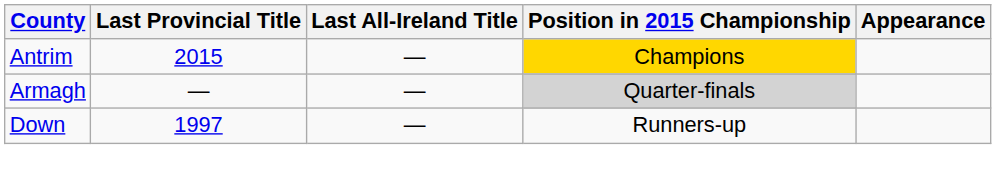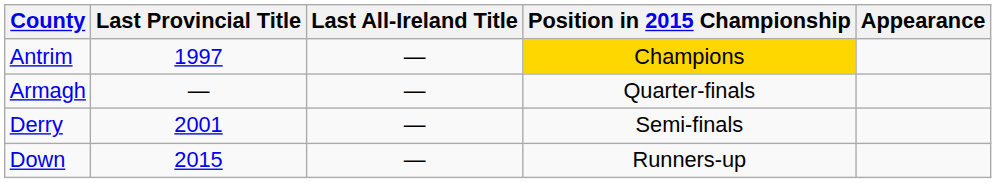(199, 56) 2015 -> (199, 56) 1997
(689, 90) lightgrey background -> (689, 90) no background
+ row: (36, 125)
(199, 125) 1997 -> (199, 159) 2015
